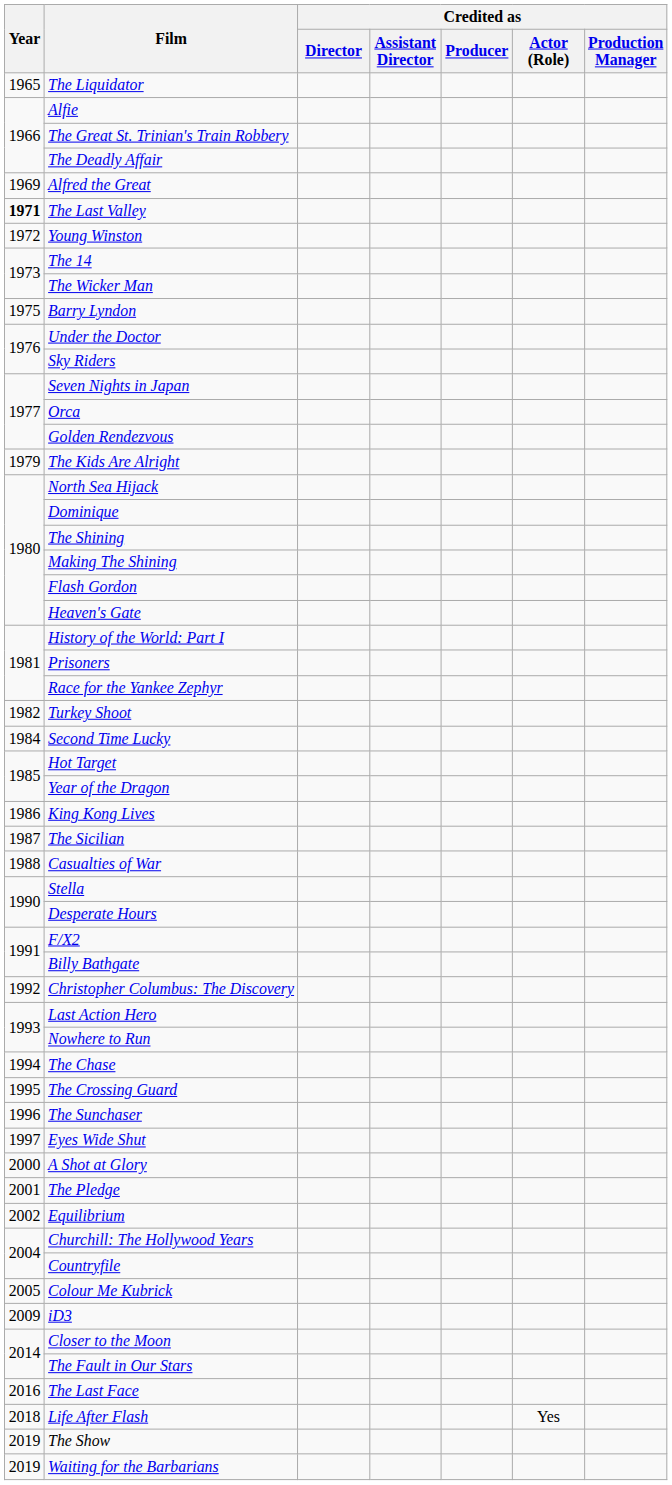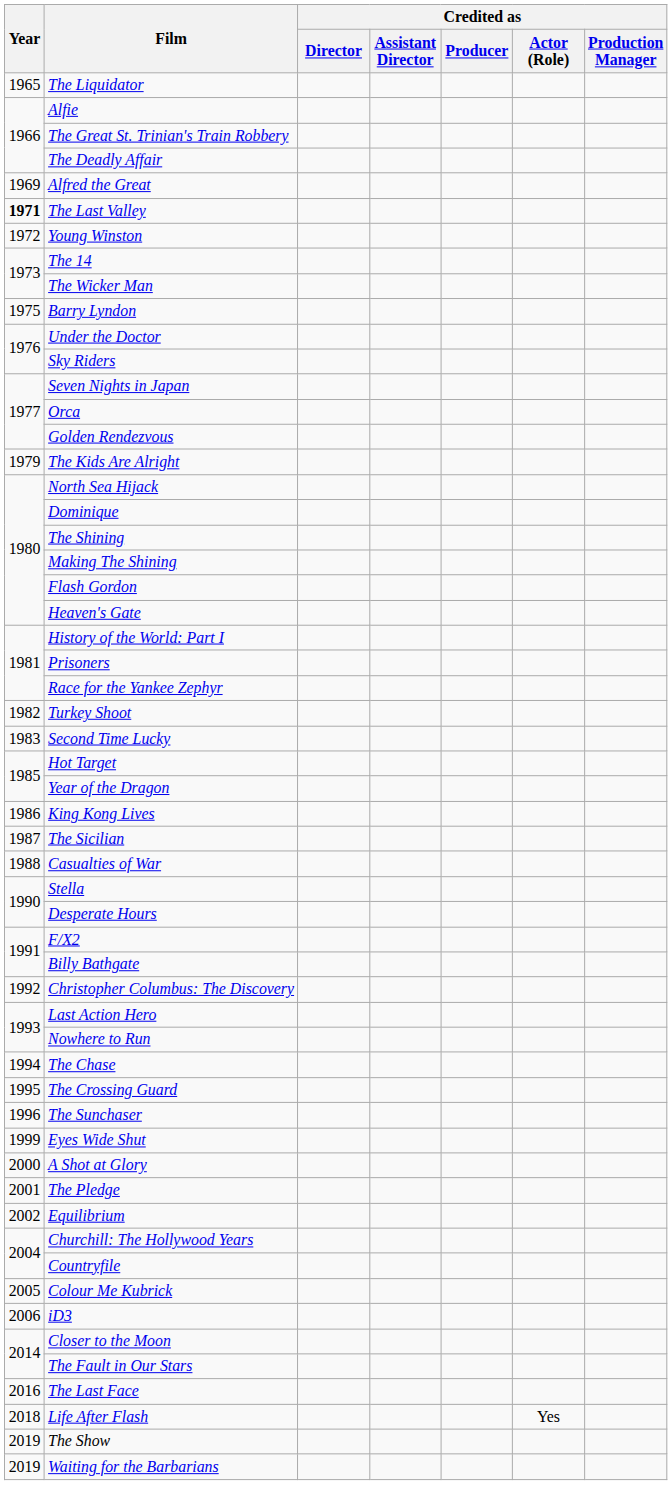(24, 738) 1984 -> (24, 738) 1983
(24, 1140) 1997 -> (24, 1140) 1999
(24, 1316) 2009 -> (24, 1316) 2006
